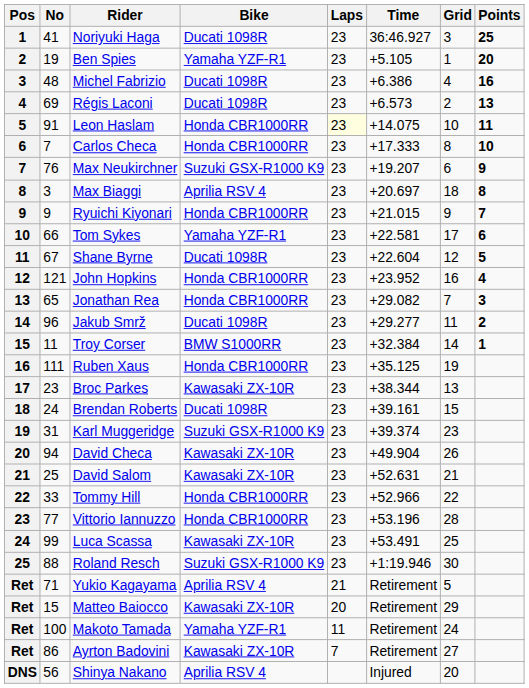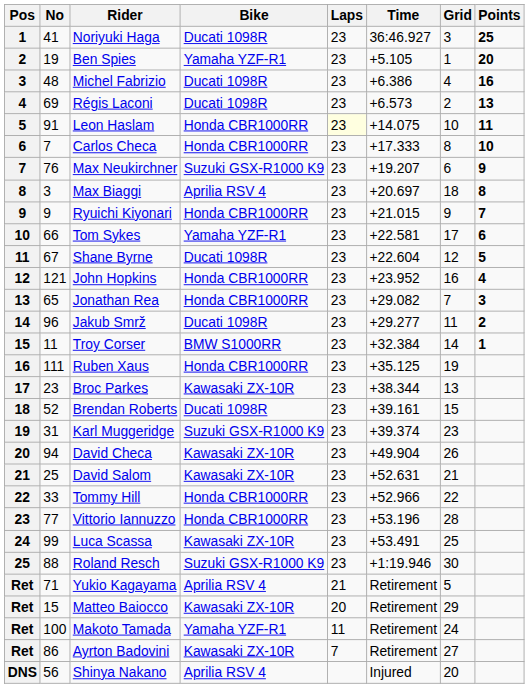(51, 410) 24 -> (51, 410) 52
